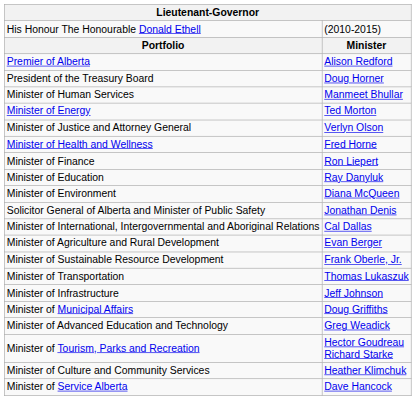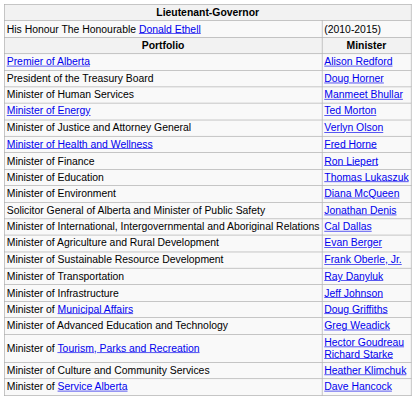(354, 177) Ray Danyluk -> (366, 177) Thomas Lukaszuk
(366, 276) Thomas Lukaszuk -> (354, 276) Ray Danyluk
